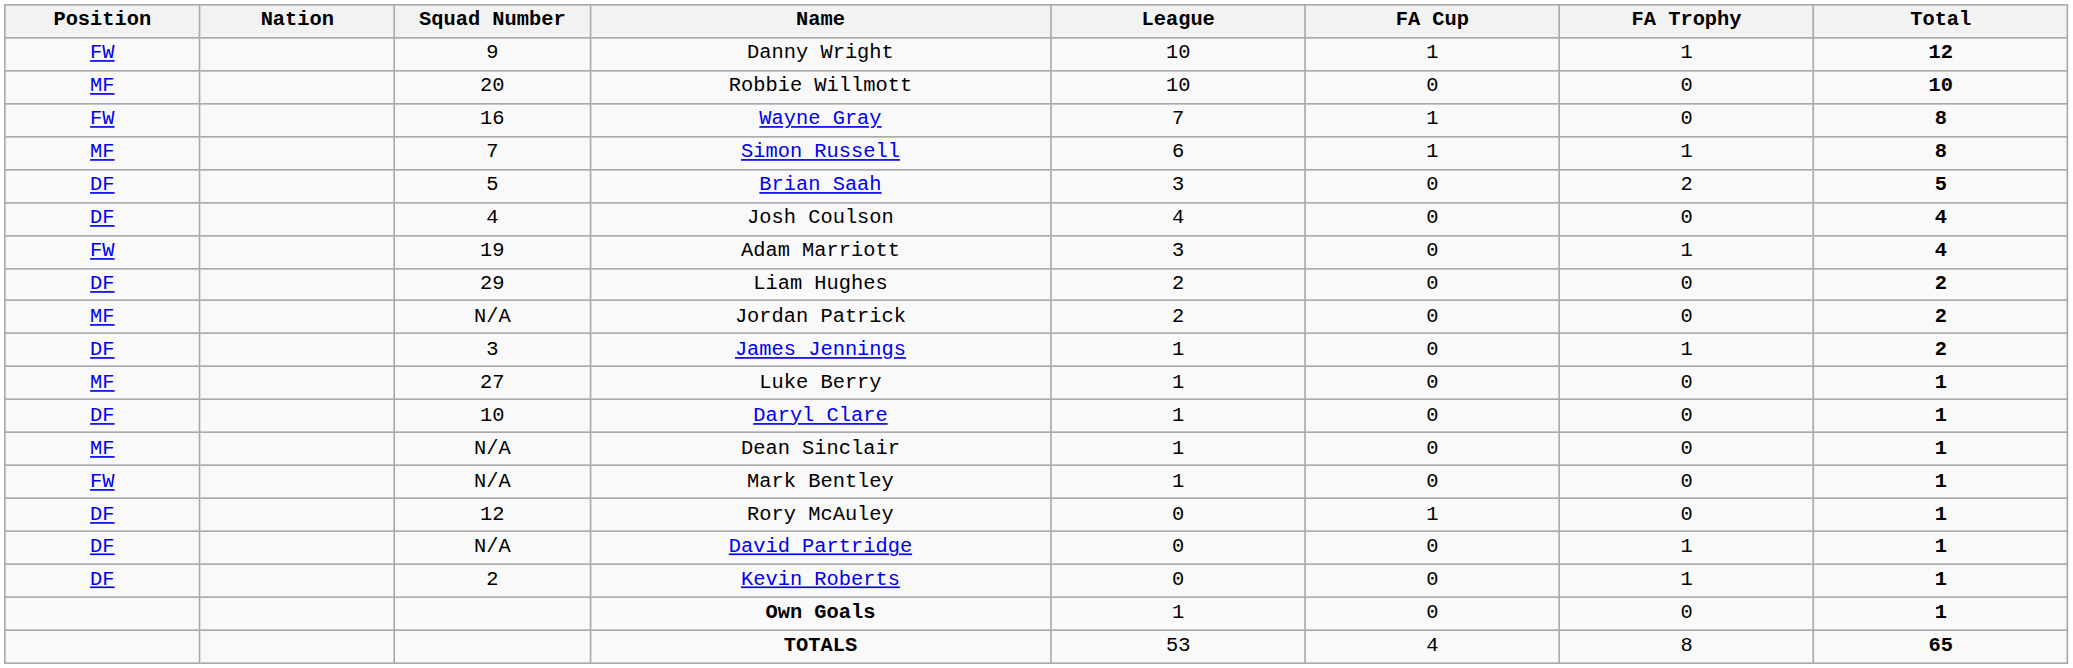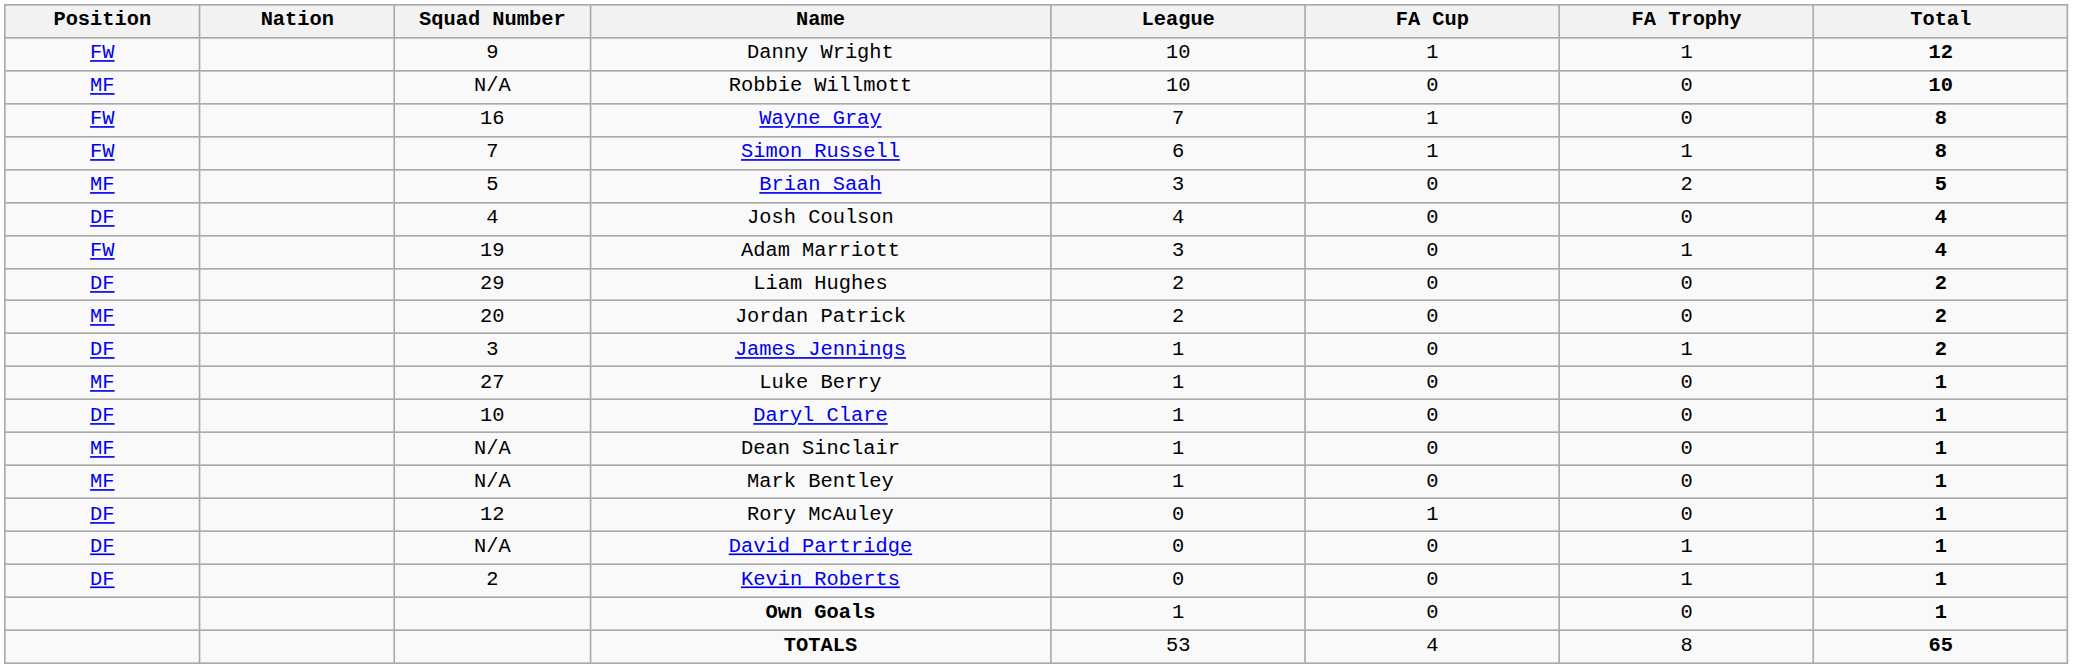(492, 87) 20 -> (492, 87) N/A
(102, 153) MF -> (102, 153) FW
(102, 186) DF -> (102, 186) MF
(492, 318) N/A -> (492, 318) 20
(102, 482) FW -> (102, 482) MF
